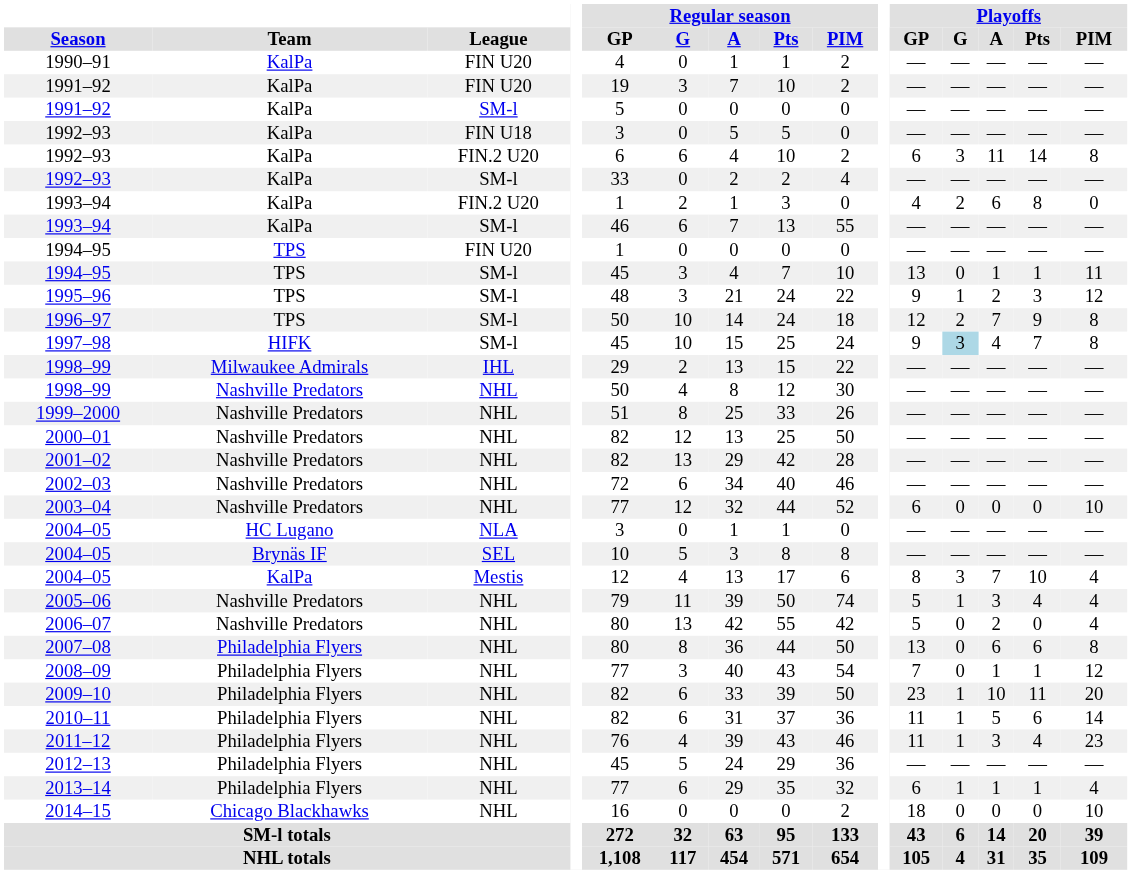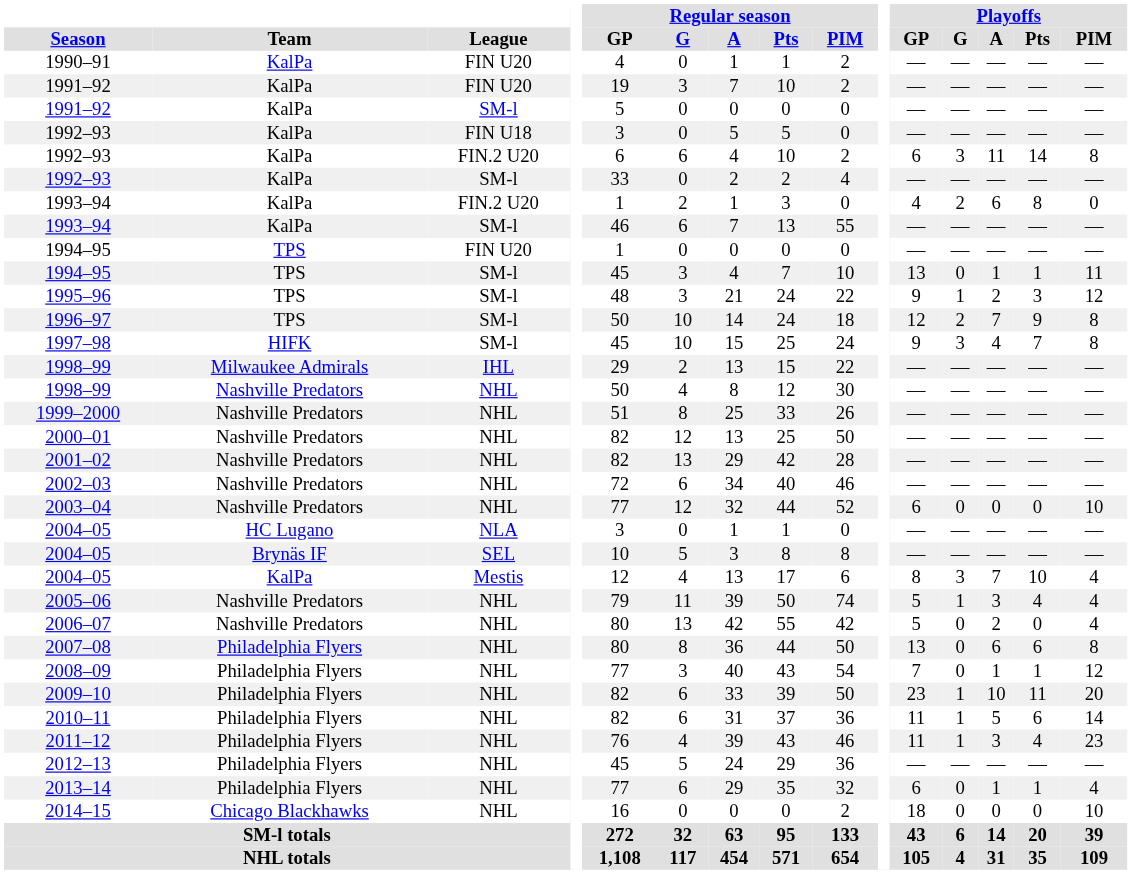(960, 343) lightblue background -> (960, 343) no background
(960, 787) 1 -> (960, 787) 0
